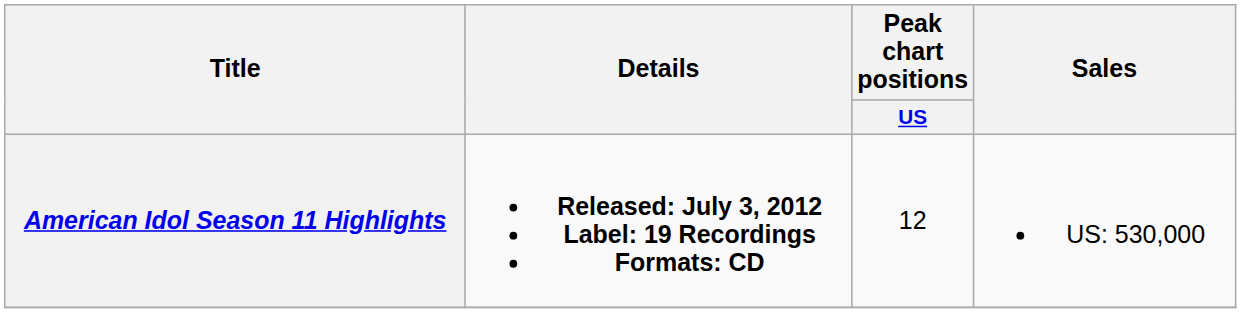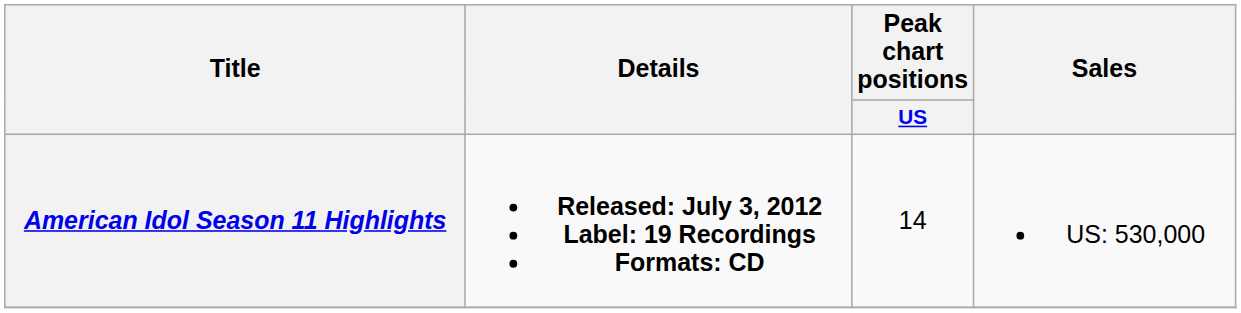(913, 220) 12 -> (913, 220) 14
